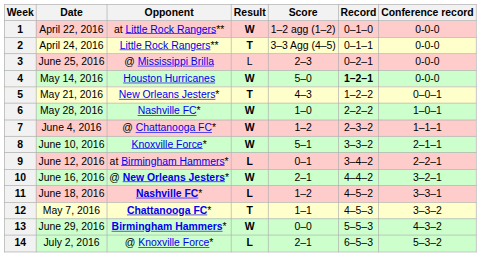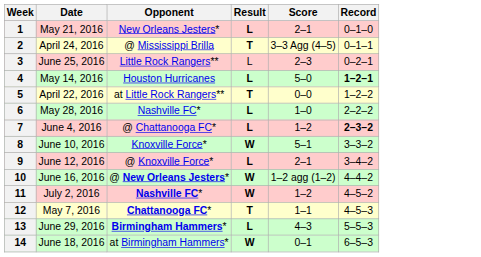- column: (427, 12)
(71, 29) April 22, 2016 -> (71, 29) May 21, 2016
(169, 29) at Little Rock Rangers** -> (169, 29) New Orleans Jesters*
(250, 29) W -> (250, 29) L
(303, 29) 1–2 agg (1–2) -> (303, 29) 2–1
(169, 45) Little Rock Rangers** -> (169, 45) @ Mississippi Brilla
(169, 62) @ Mississippi Brilla -> (169, 62) Little Rock Rangers**
(250, 78) W -> (250, 78) L
(71, 95) May 21, 2016 -> (71, 95) April 22, 2016
(169, 95) New Orleans Jesters* -> (169, 95) at Little Rock Rangers**
(303, 95) 4–3 -> (303, 95) 0–0
(250, 111) W -> (250, 111) L
(250, 128) W -> (250, 128) L
(358, 128) normal -> (358, 128) bold
(169, 161) at Birmingham Hammers* -> (169, 161) @ Knoxville Force*
(303, 161) 0–1 -> (303, 161) 2–1
(303, 177) 2–1 -> (303, 177) 1–2 agg (1–2)
(71, 194) June 18, 2016 -> (71, 194) July 2, 2016
(250, 194) L -> (250, 194) W
(250, 227) W -> (250, 227) L
(303, 227) 0–0 -> (303, 227) 4–3
(71, 243) July 2, 2016 -> (71, 243) June 18, 2016
(169, 243) @ Knoxville Force* -> (169, 243) at Birmingham Hammers*
(250, 243) L -> (250, 243) W
(303, 243) 2–1 -> (303, 243) 0–1
